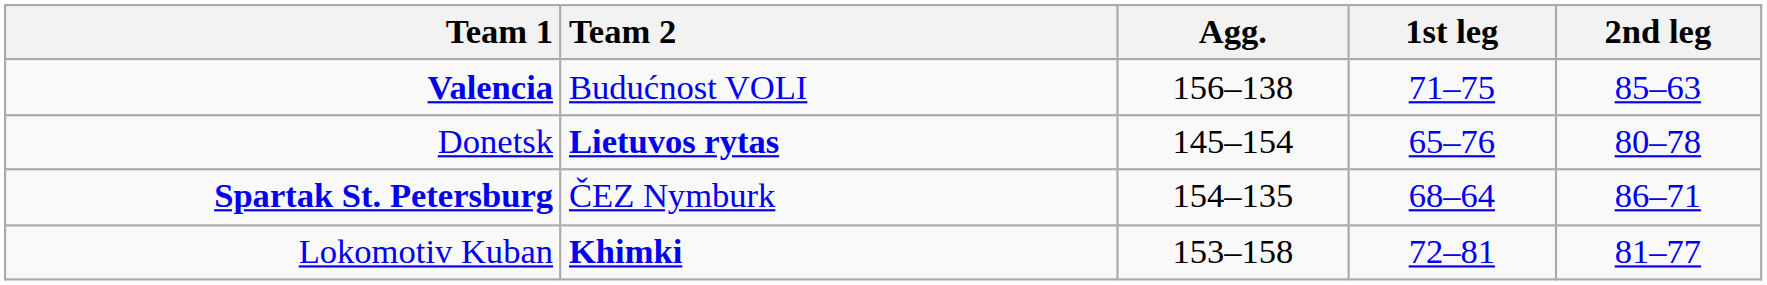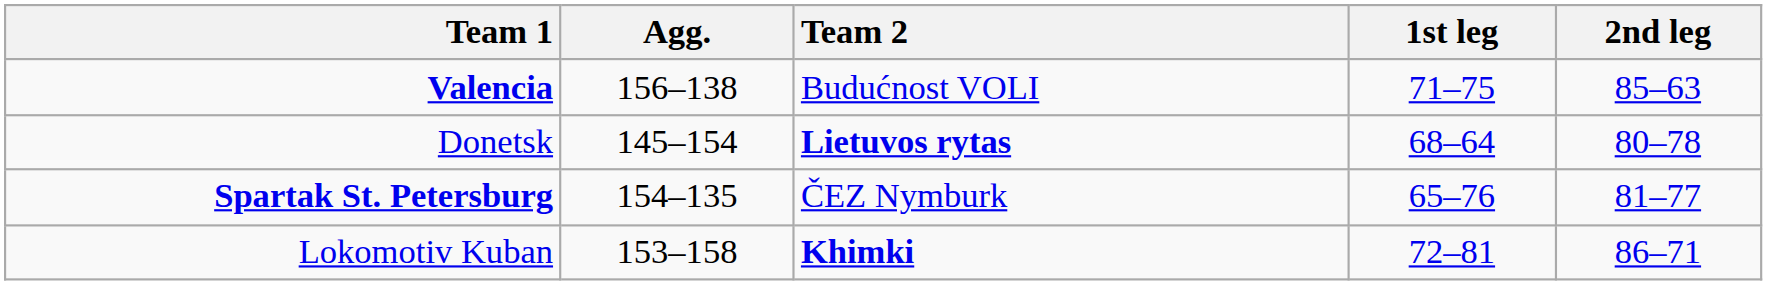columns swapped: (1233, 31) <-> (623, 31)
(1452, 141) 65–76 -> (1452, 141) 68–64
(1452, 196) 68–64 -> (1452, 196) 65–76
(1658, 196) 86–71 -> (1658, 196) 81–77
(1658, 251) 81–77 -> (1658, 251) 86–71
